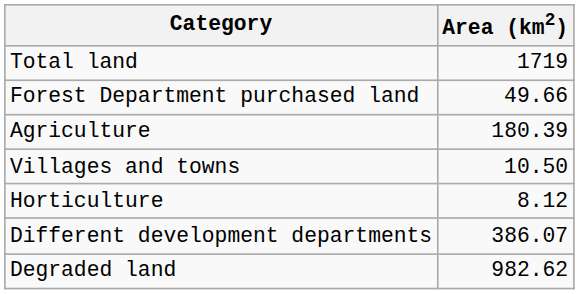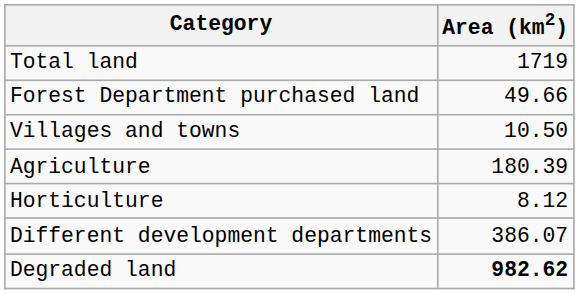rows swapped: (80, 132) <-> (125, 167)
(530, 271) normal -> (530, 271) bold
